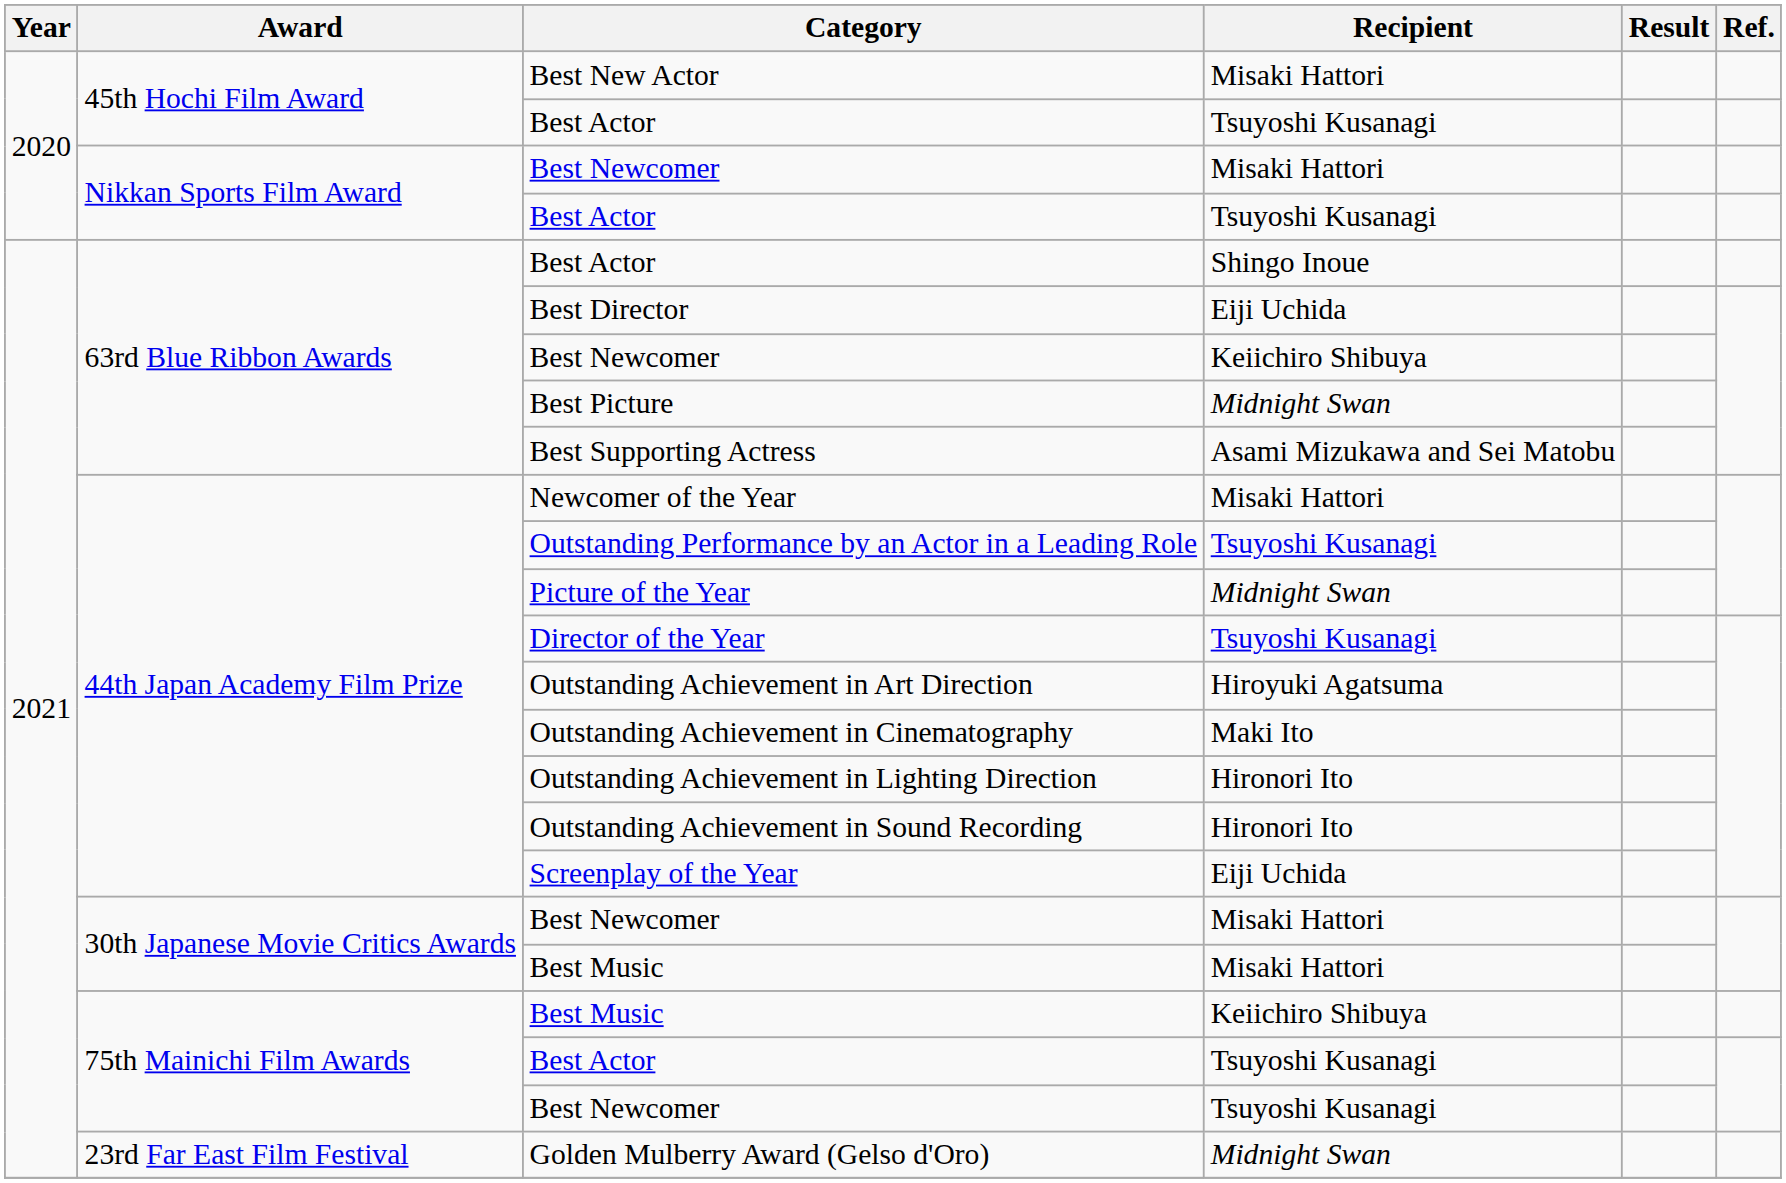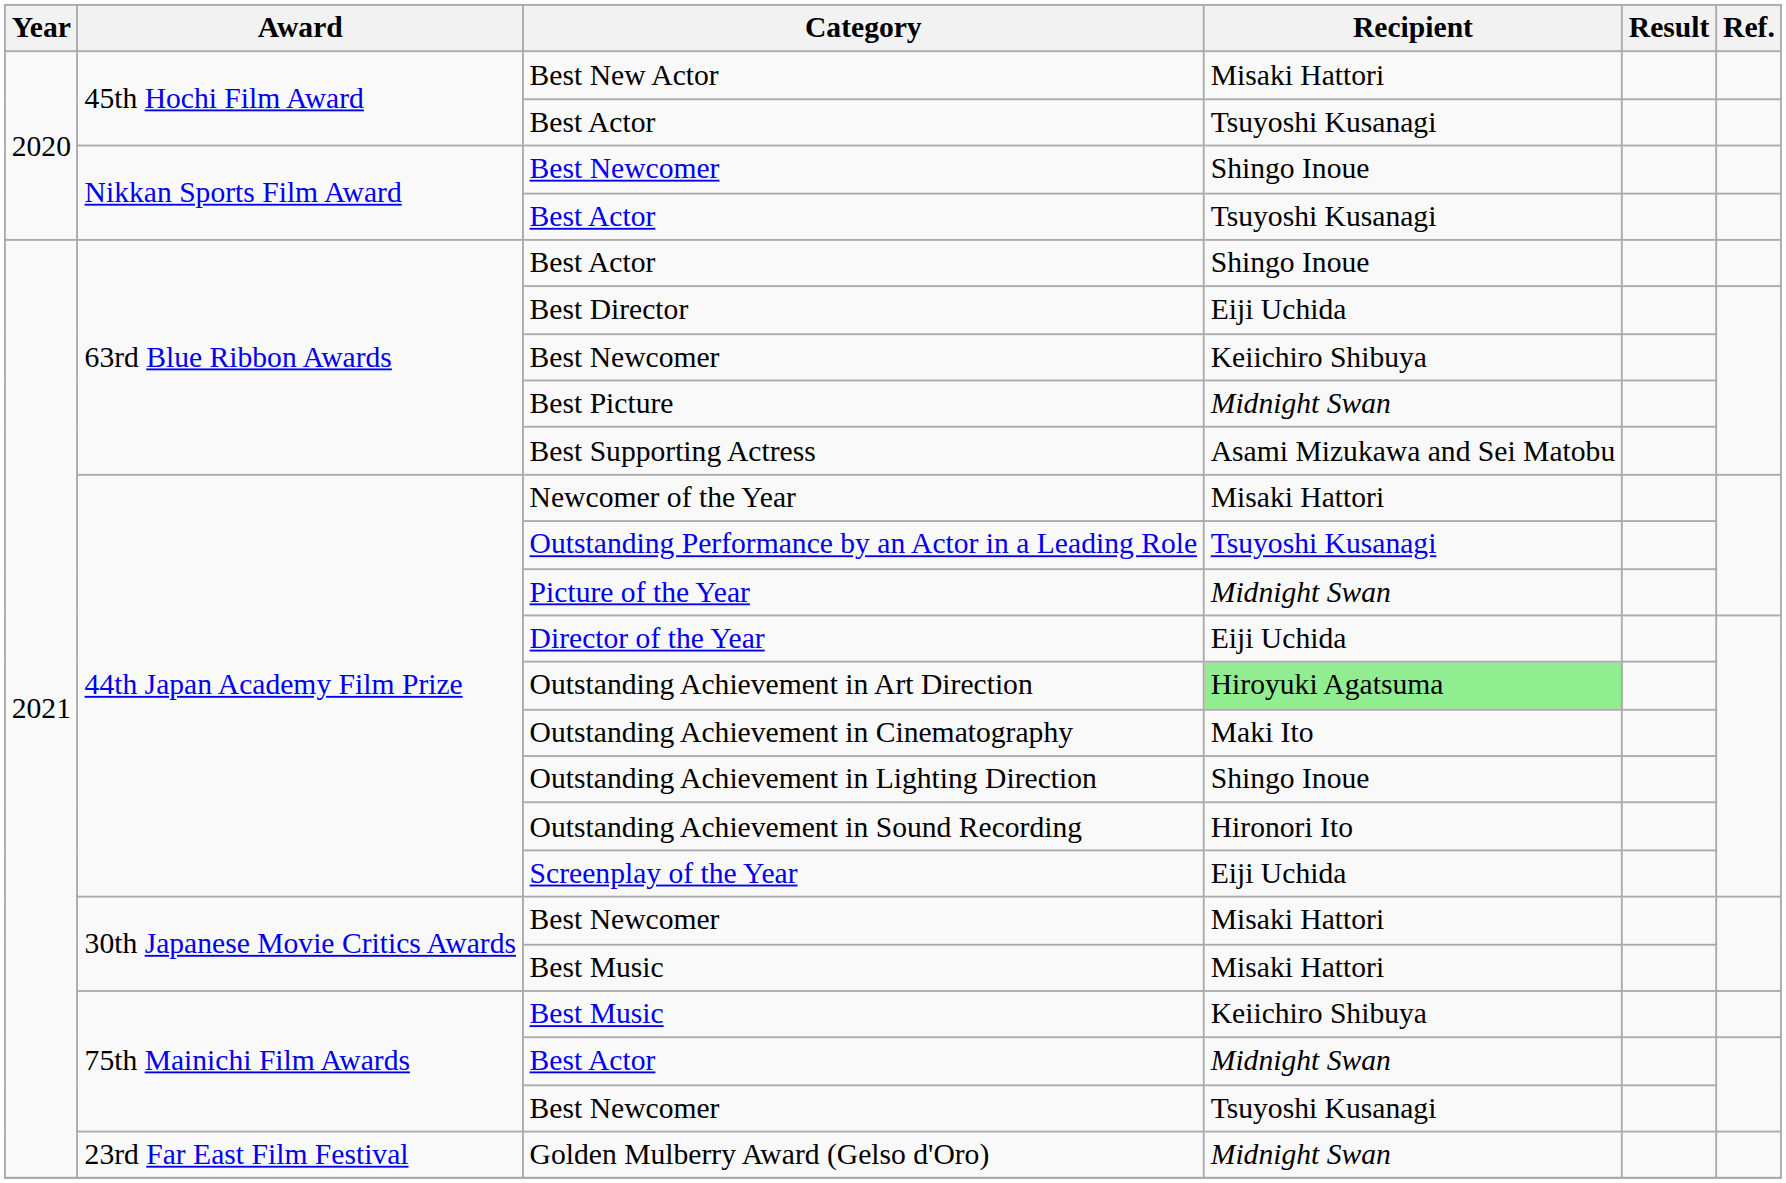(1297, 168) Misaki Hattori -> (1290, 168) Shingo Inoue
(1324, 638) Tsuyoshi Kusanagi -> (1279, 638) Eiji Uchida
(1327, 685) no background -> (1327, 685) lightgreen background
(1282, 779) Hironori Ito -> (1290, 779) Shingo Inoue
(1324, 1060) Tsuyoshi Kusanagi -> (1301, 1060) Midnight Swan
